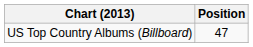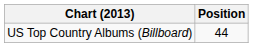(222, 33) 47 -> (222, 33) 44
